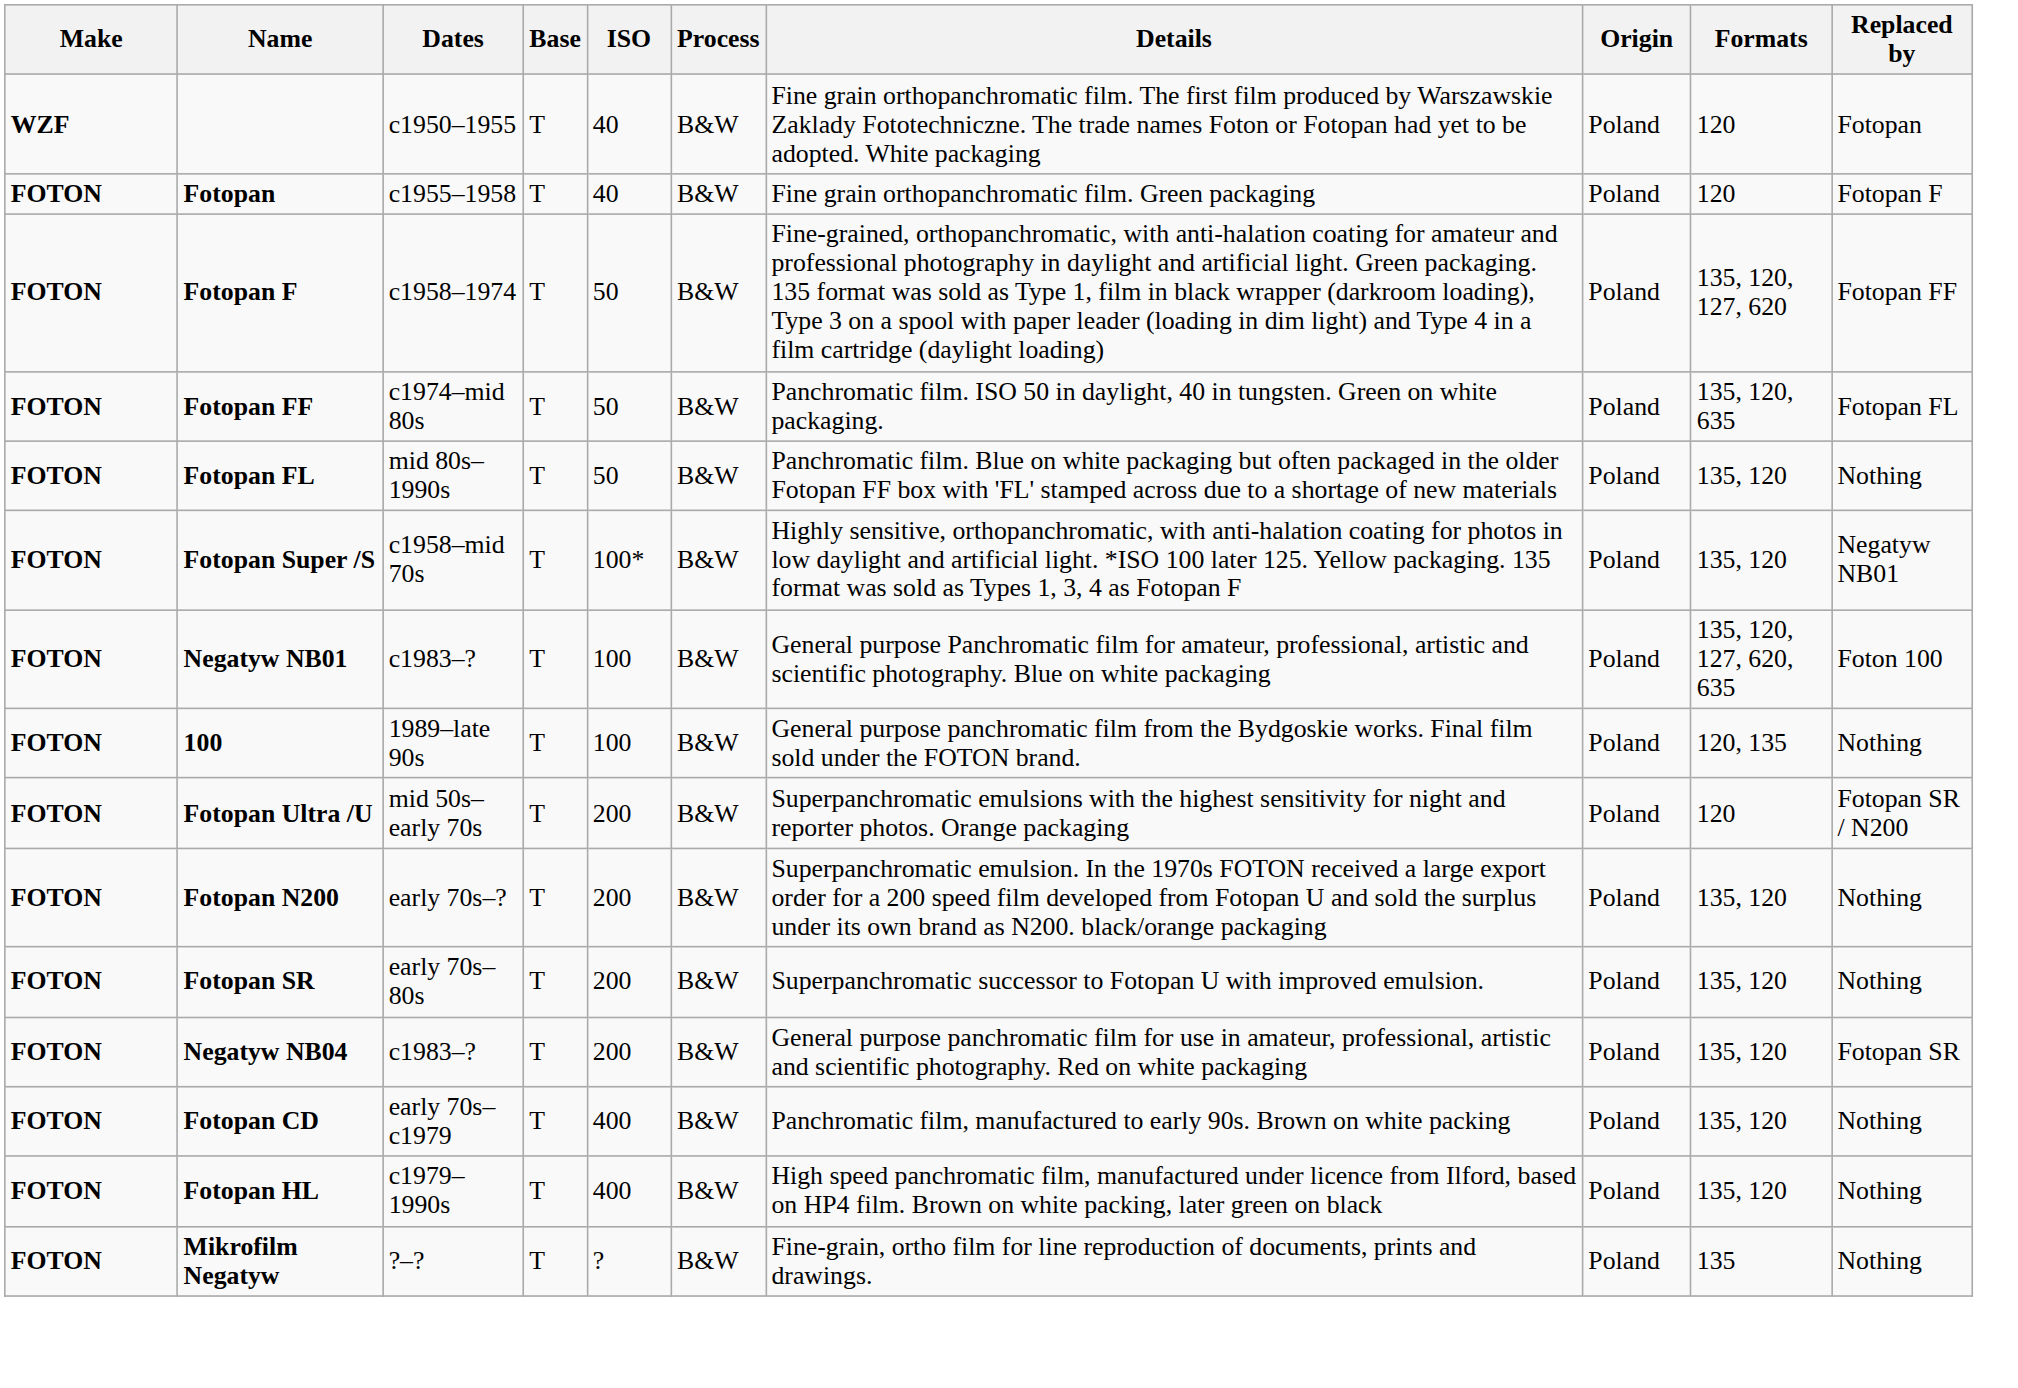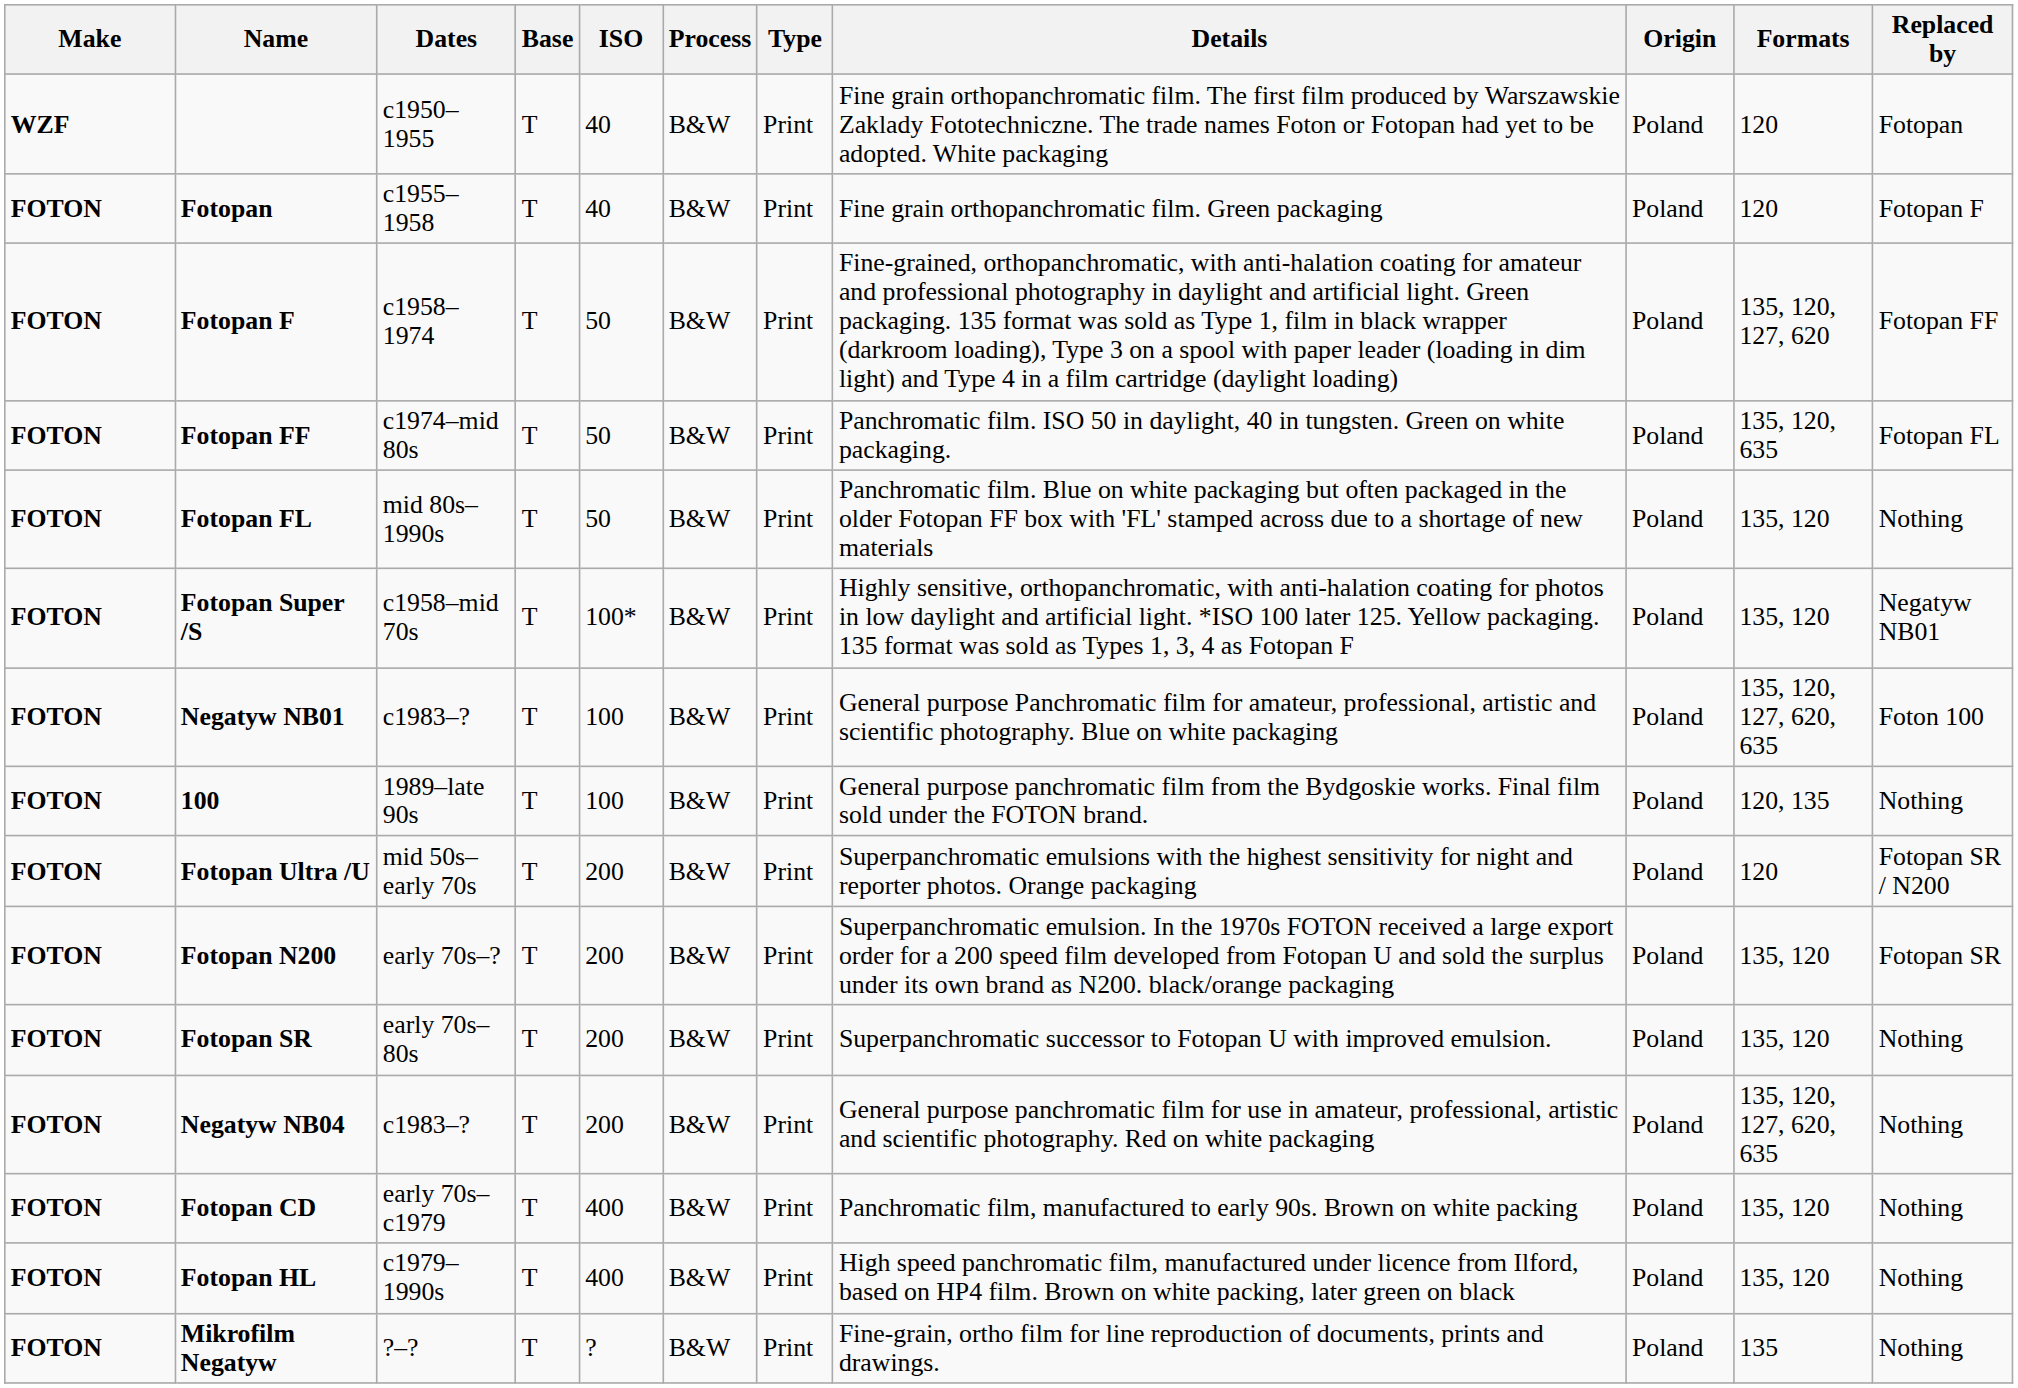+ column: (795, 39)
(1880, 897) Nothing -> (1940, 955) Fotopan SR
(1742, 1051) 135, 120 -> (1788, 1123) 135, 120, 127, 620, 635
(1899, 1051) Fotopan SR -> (1921, 1123) Nothing
